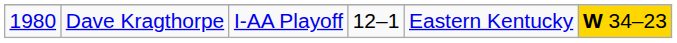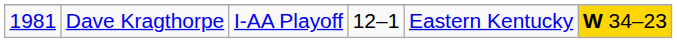(33, 21) 1980 -> (33, 21) 1981
